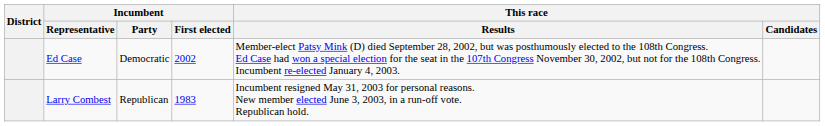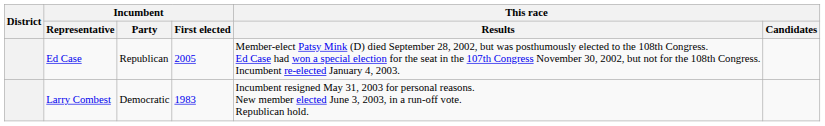(144, 59) Democratic -> (144, 59) Republican
(185, 59) 2002 -> (185, 59) 2005
(144, 100) Republican -> (144, 100) Democratic
